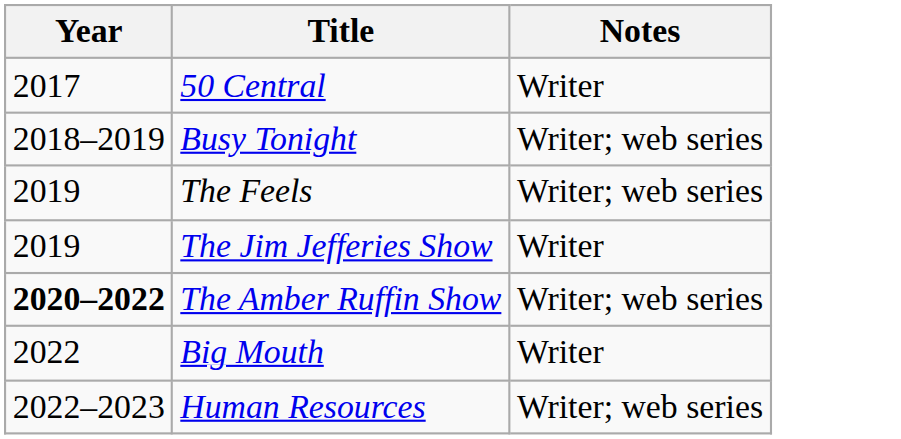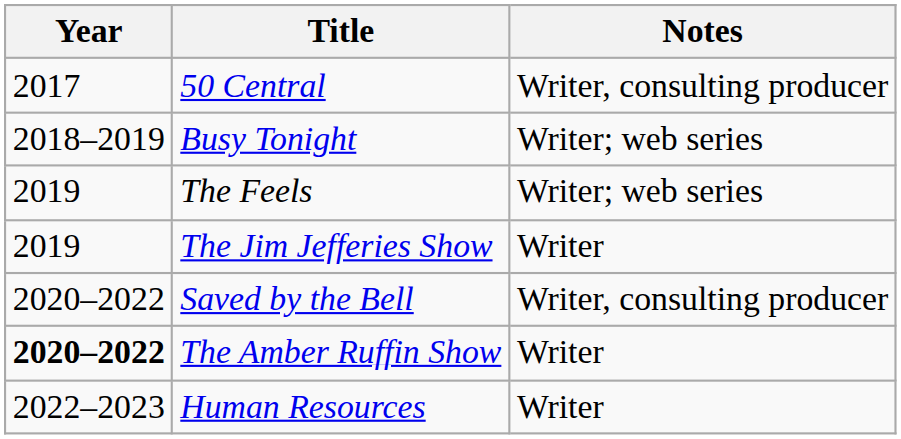(560, 84) Writer -> (703, 84) Writer, consulting producer
+ row: (297, 298)
(640, 298) Writer; web series -> (560, 352) Writer
- row: (252, 352)
(640, 406) Writer; web series -> (560, 406) Writer
